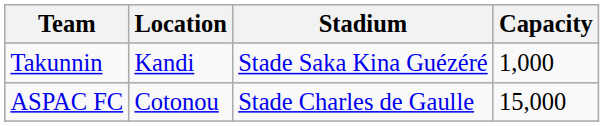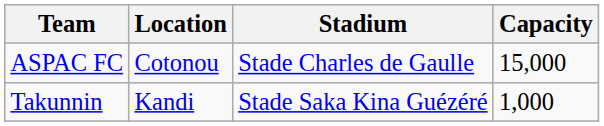rows swapped: (67, 101) <-> (56, 62)
